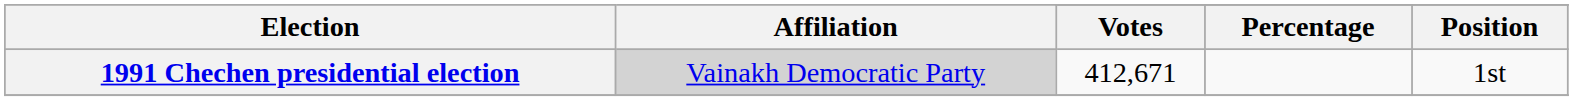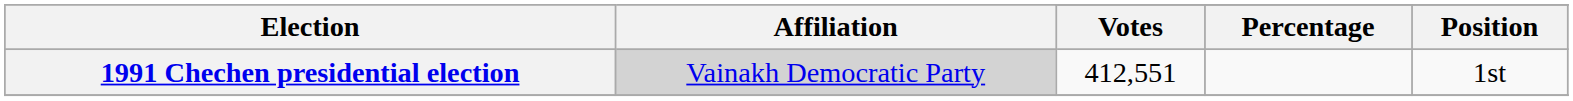(1130, 71) 412,671 -> (1130, 71) 412,551
